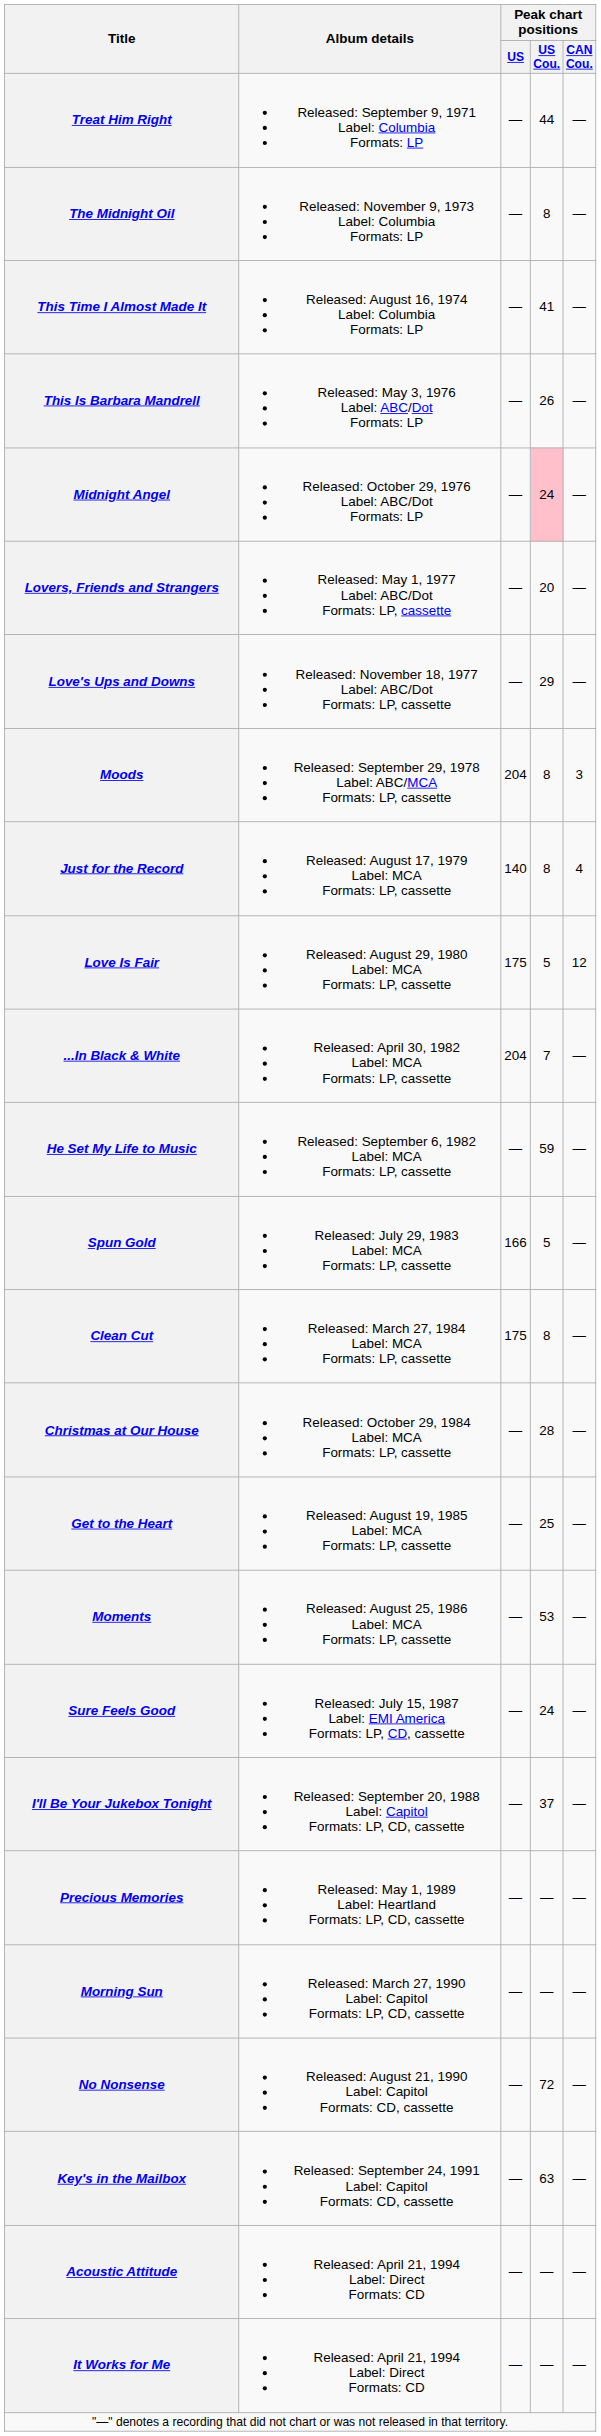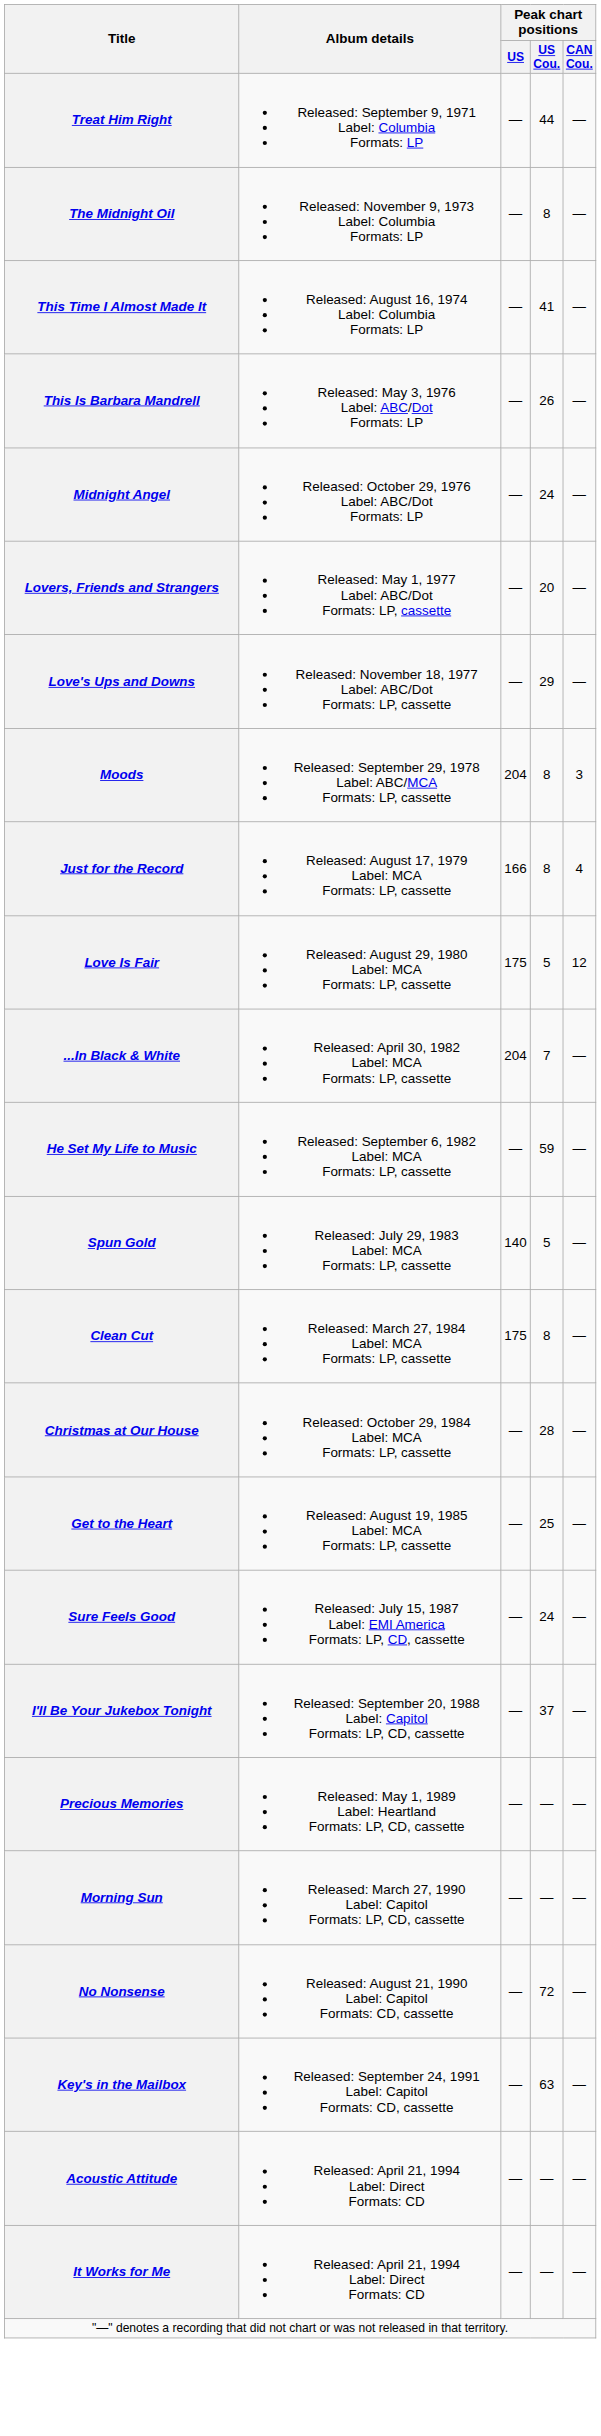(547, 494) pink background -> (547, 494) no background
(516, 868) 140 -> (516, 868) 166
(516, 1242) 166 -> (516, 1242) 140
- row: (122, 1617)
